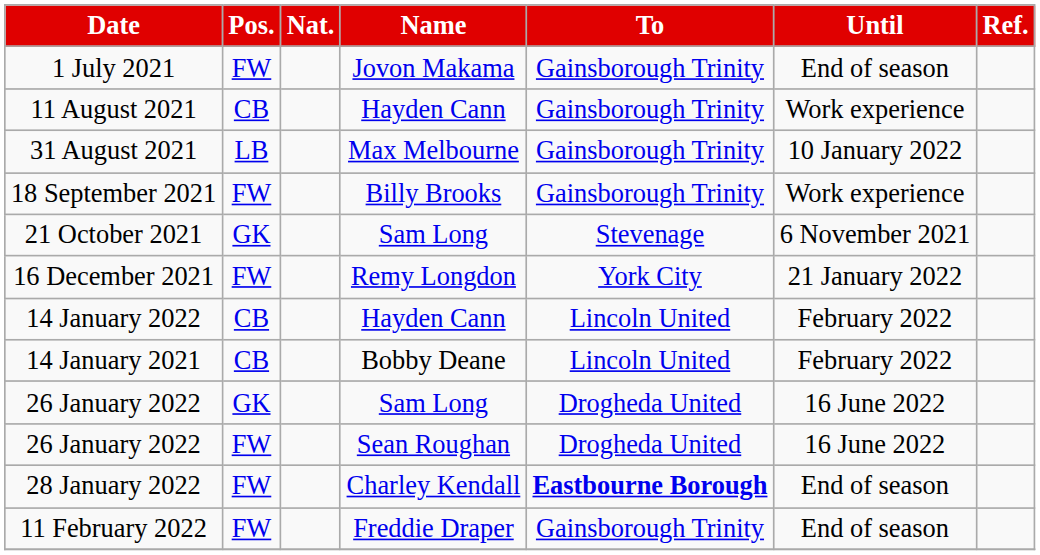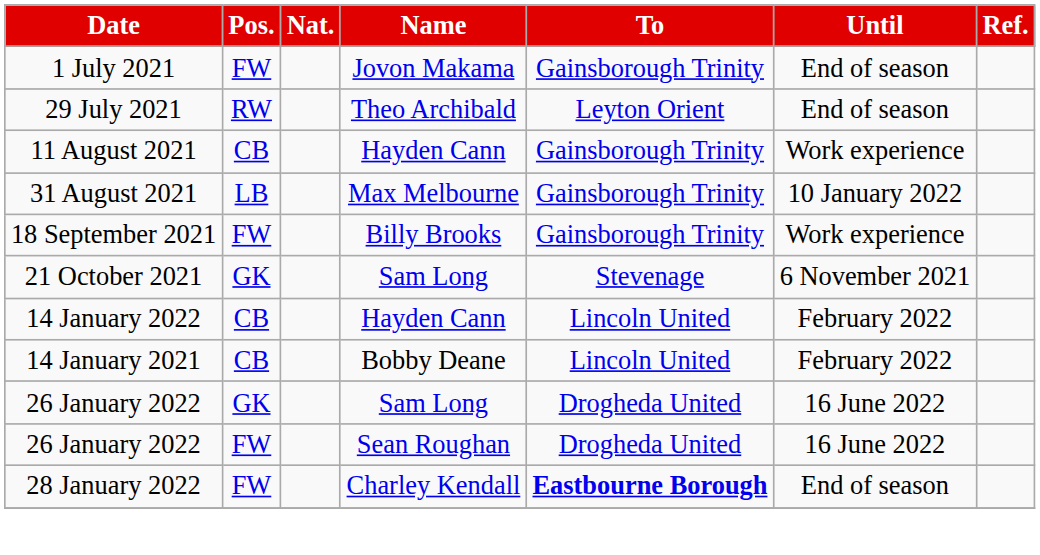+ row: (114, 109)
- row: (114, 276)
- row: (114, 527)
